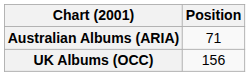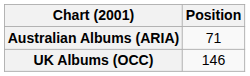(214, 60) 156 -> (214, 60) 146
